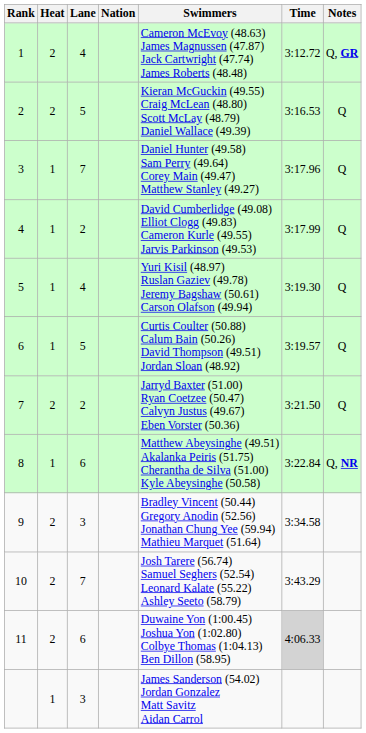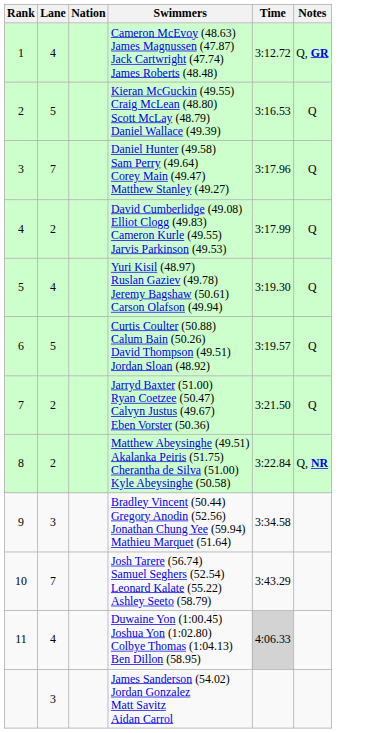- column: (52, 13)
(83, 463) 6 -> (53, 463) 2
(83, 640) 6 -> (53, 640) 4
